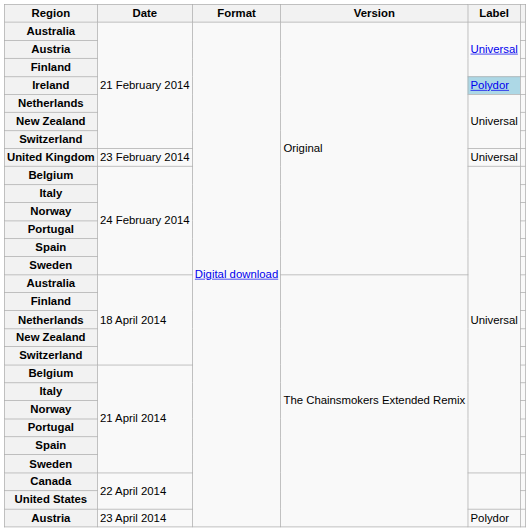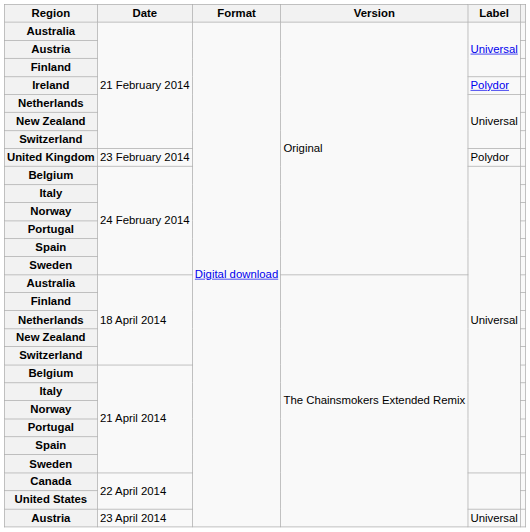(490, 85) lightblue background -> (490, 85) no background
(494, 157) Universal -> (490, 157) Polydor
(490, 517) Polydor -> (494, 517) Universal
